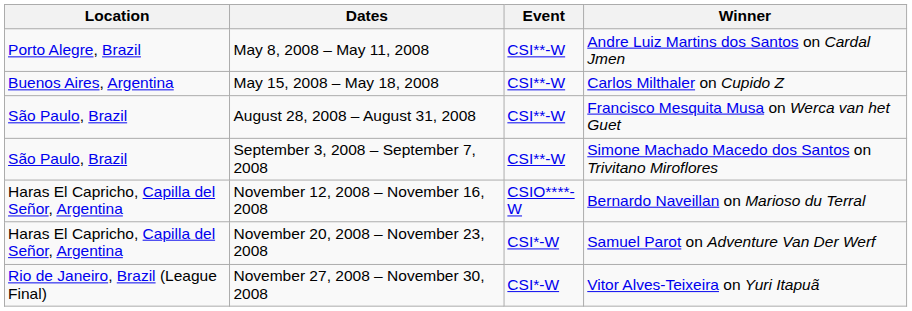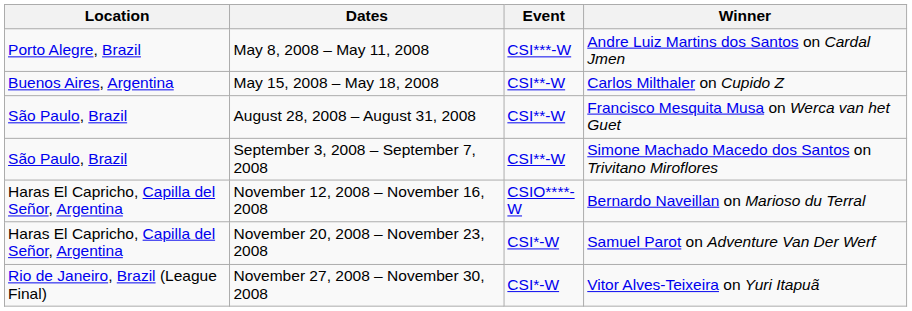(536, 50) CSI**-W -> (539, 50) CSI***-W
